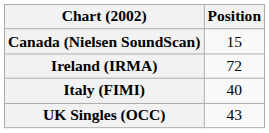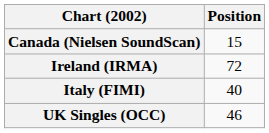(234, 115) 43 -> (234, 115) 46
